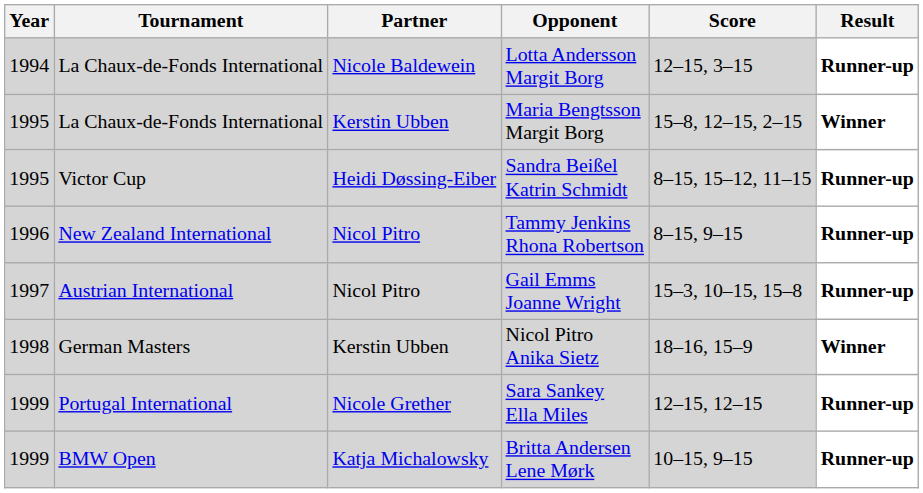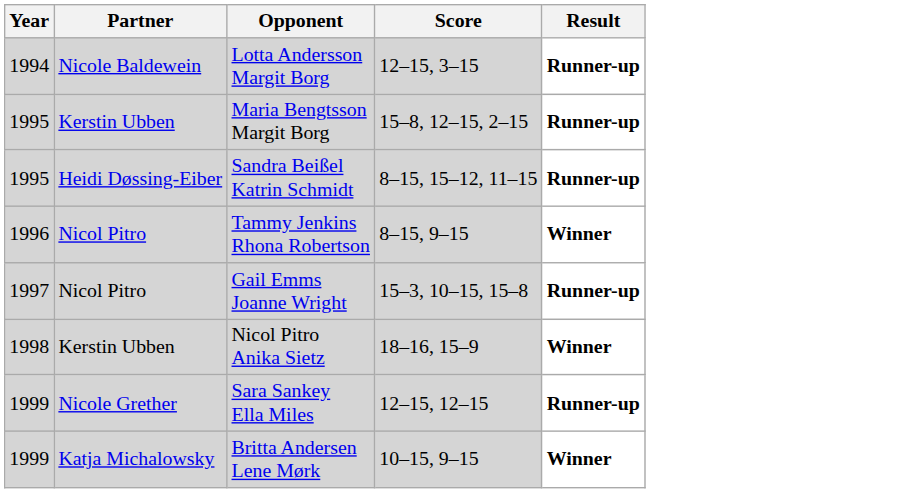- column: (191, 21)
(853, 122) Winner -> (593, 122) Runner-up
(867, 234) Runner-up -> (579, 234) Winner
(867, 459) Runner-up -> (579, 459) Winner
